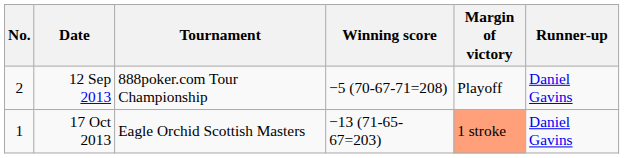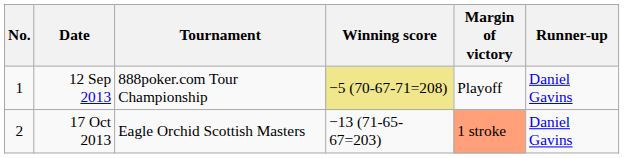(19, 88) 2 -> (19, 88) 1
(388, 88) no background -> (388, 88) khaki background
(19, 131) 1 -> (19, 131) 2
